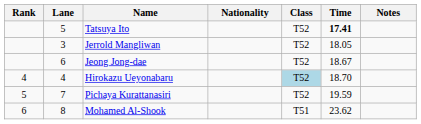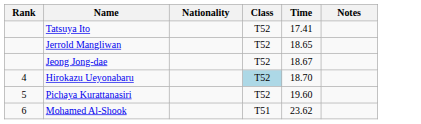- column: (63, 13)
(340, 29) bold -> (301, 29) normal
(340, 45) 18.05 -> (301, 45) 18.65
(340, 95) 19.59 -> (301, 95) 19.60
